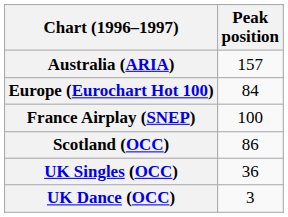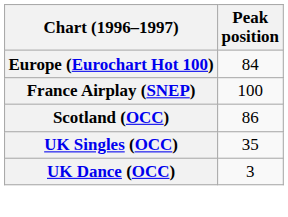- row: (111, 63)
(250, 171) 36 -> (250, 144) 35
